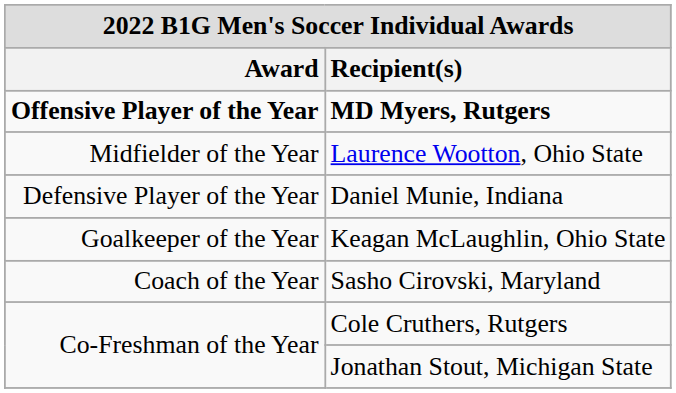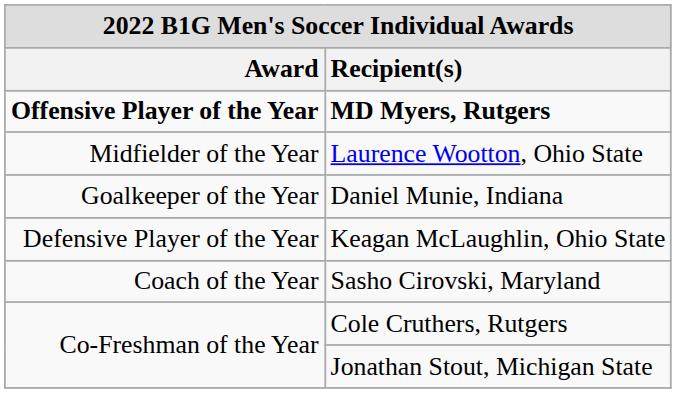(171, 196) Defensive Player of the Year -> (200, 196) Goalkeeper of the Year
(200, 238) Goalkeeper of the Year -> (171, 238) Defensive Player of the Year
